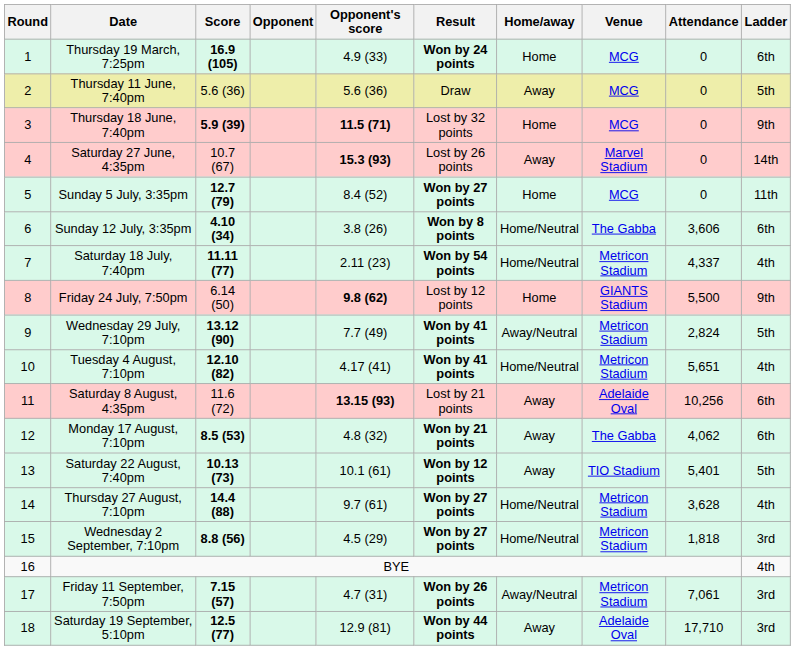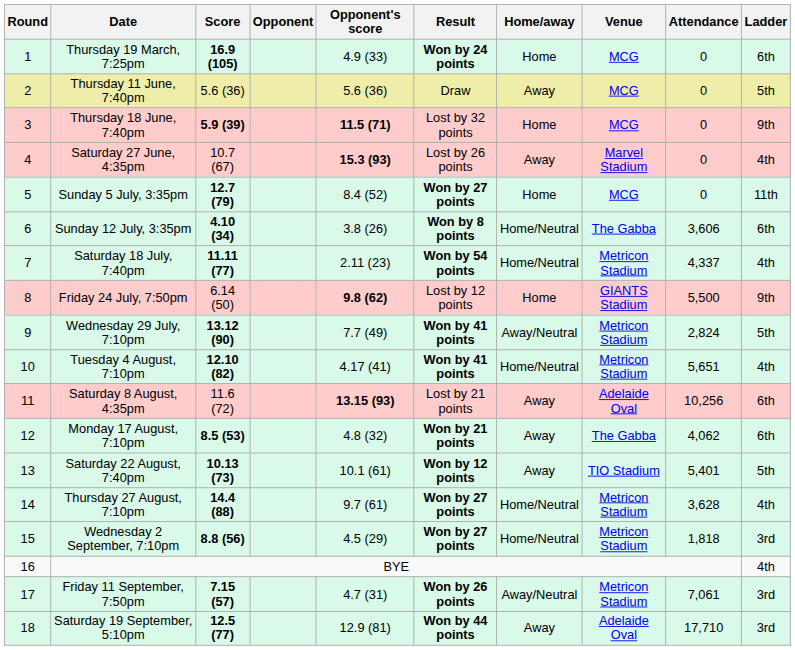(766, 160) 14th -> (766, 160) 4th
